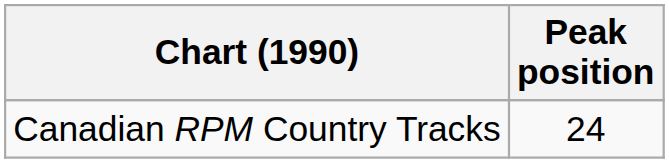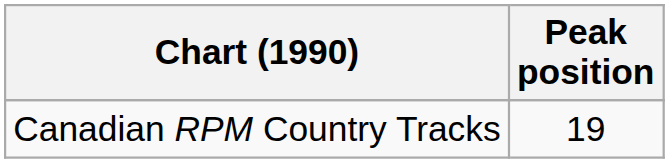(586, 128) 24 -> (586, 128) 19
